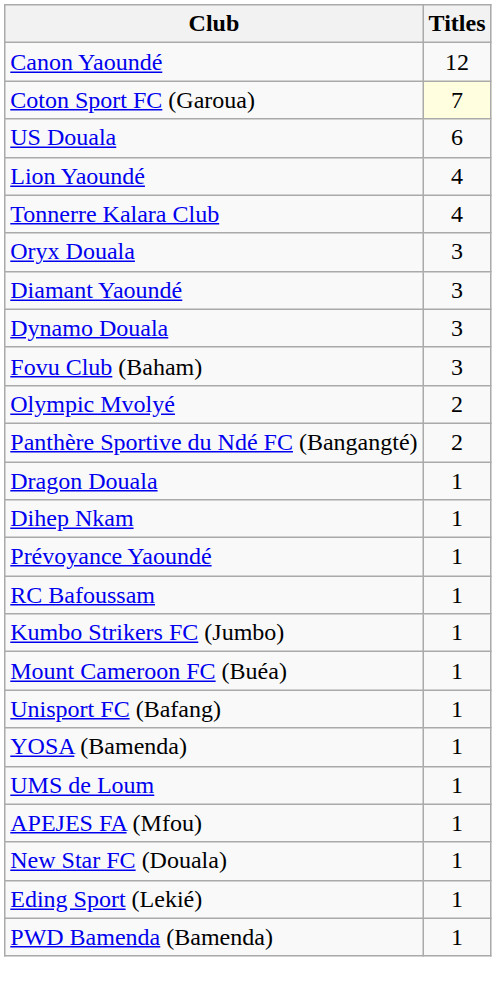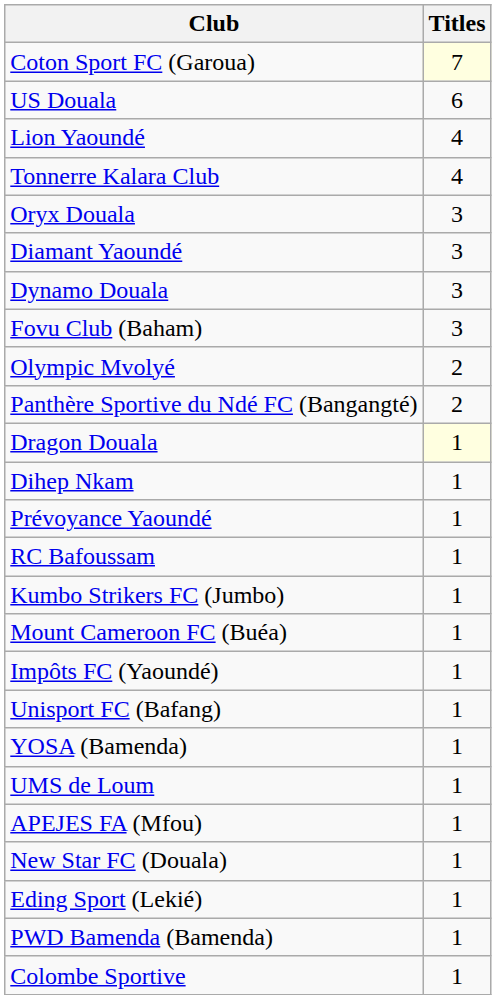- row: (86, 61)
(457, 480) no background -> (457, 442) lightyellow background
+ row: (114, 670)
+ row: (98, 975)
